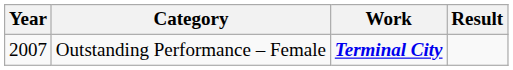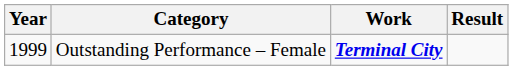(28, 49) 2007 -> (28, 49) 1999
